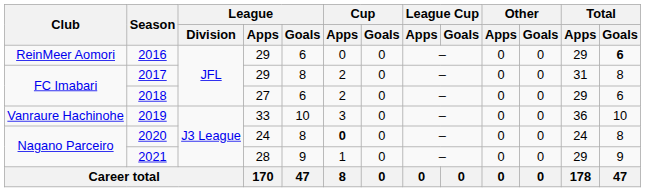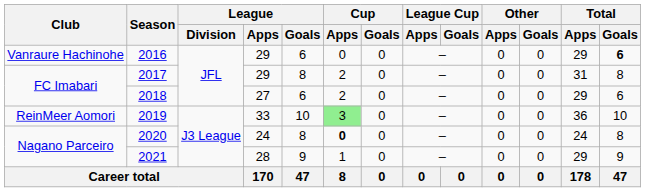(66, 55) ReinMeer Aomori -> (66, 55) Vanraure Hachinohe
(66, 116) Vanraure Hachinohe -> (66, 116) ReinMeer Aomori
(342, 116) no background -> (342, 116) lightgreen background
